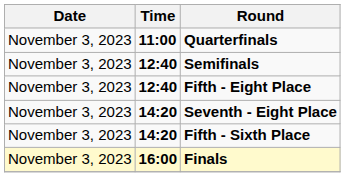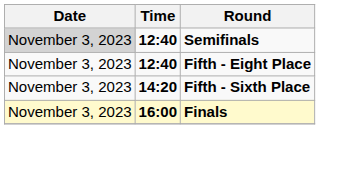- row: (231, 40)
(70, 64) no background -> (70, 40) lightgrey background
- row: (260, 111)
